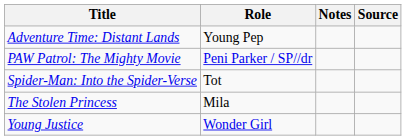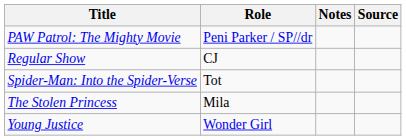- row: (94, 37)
+ row: (46, 59)
